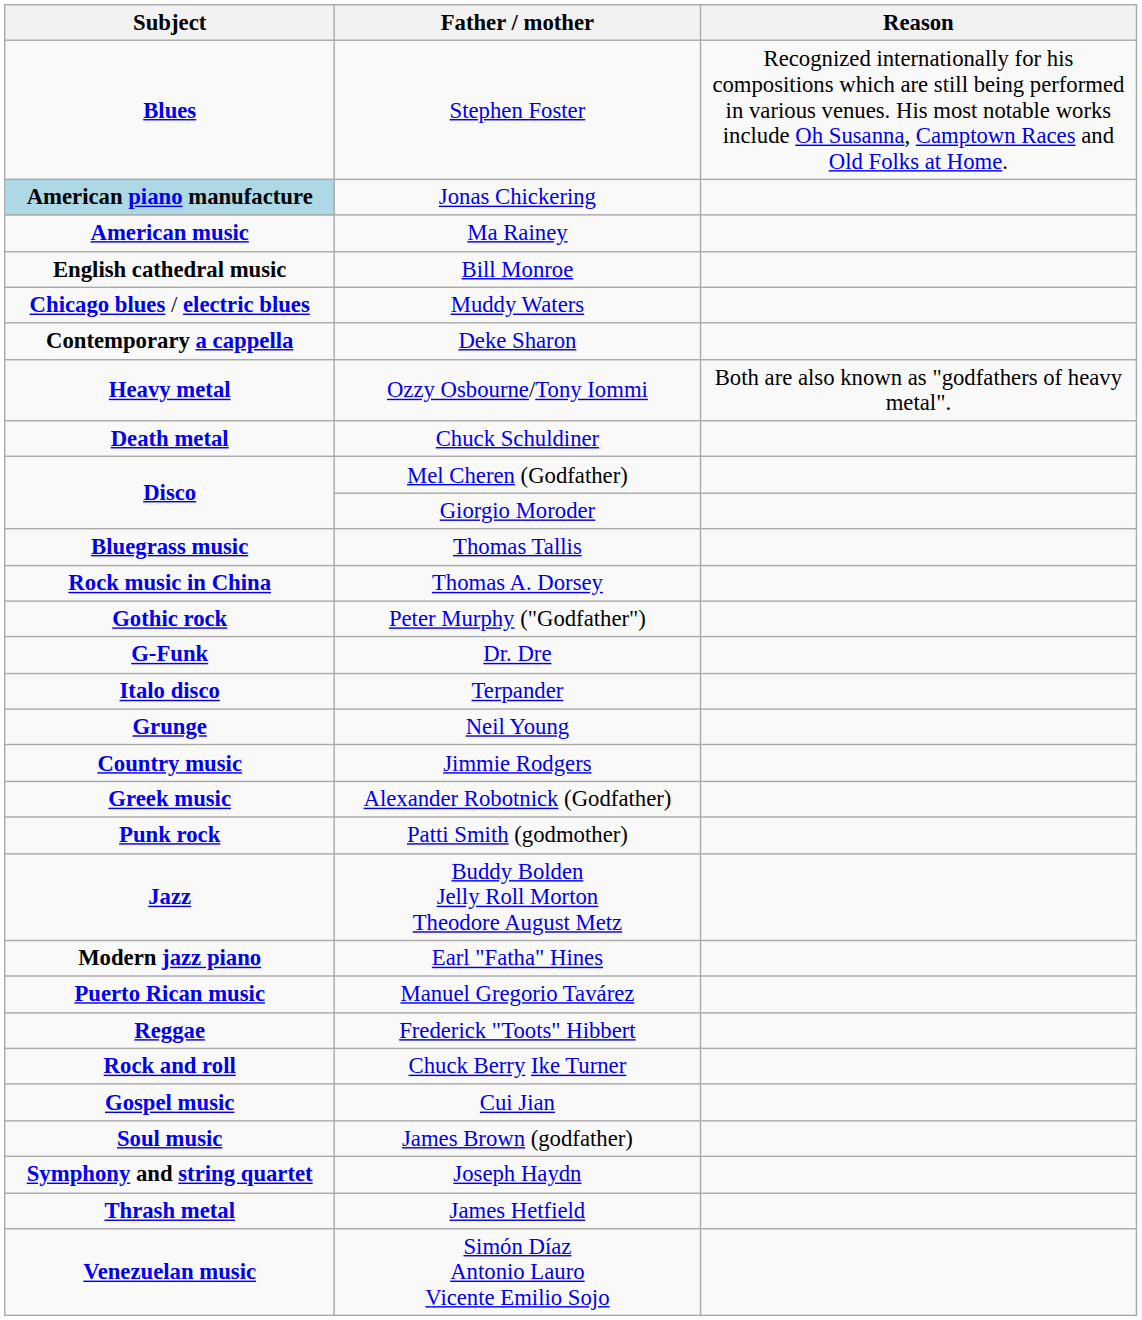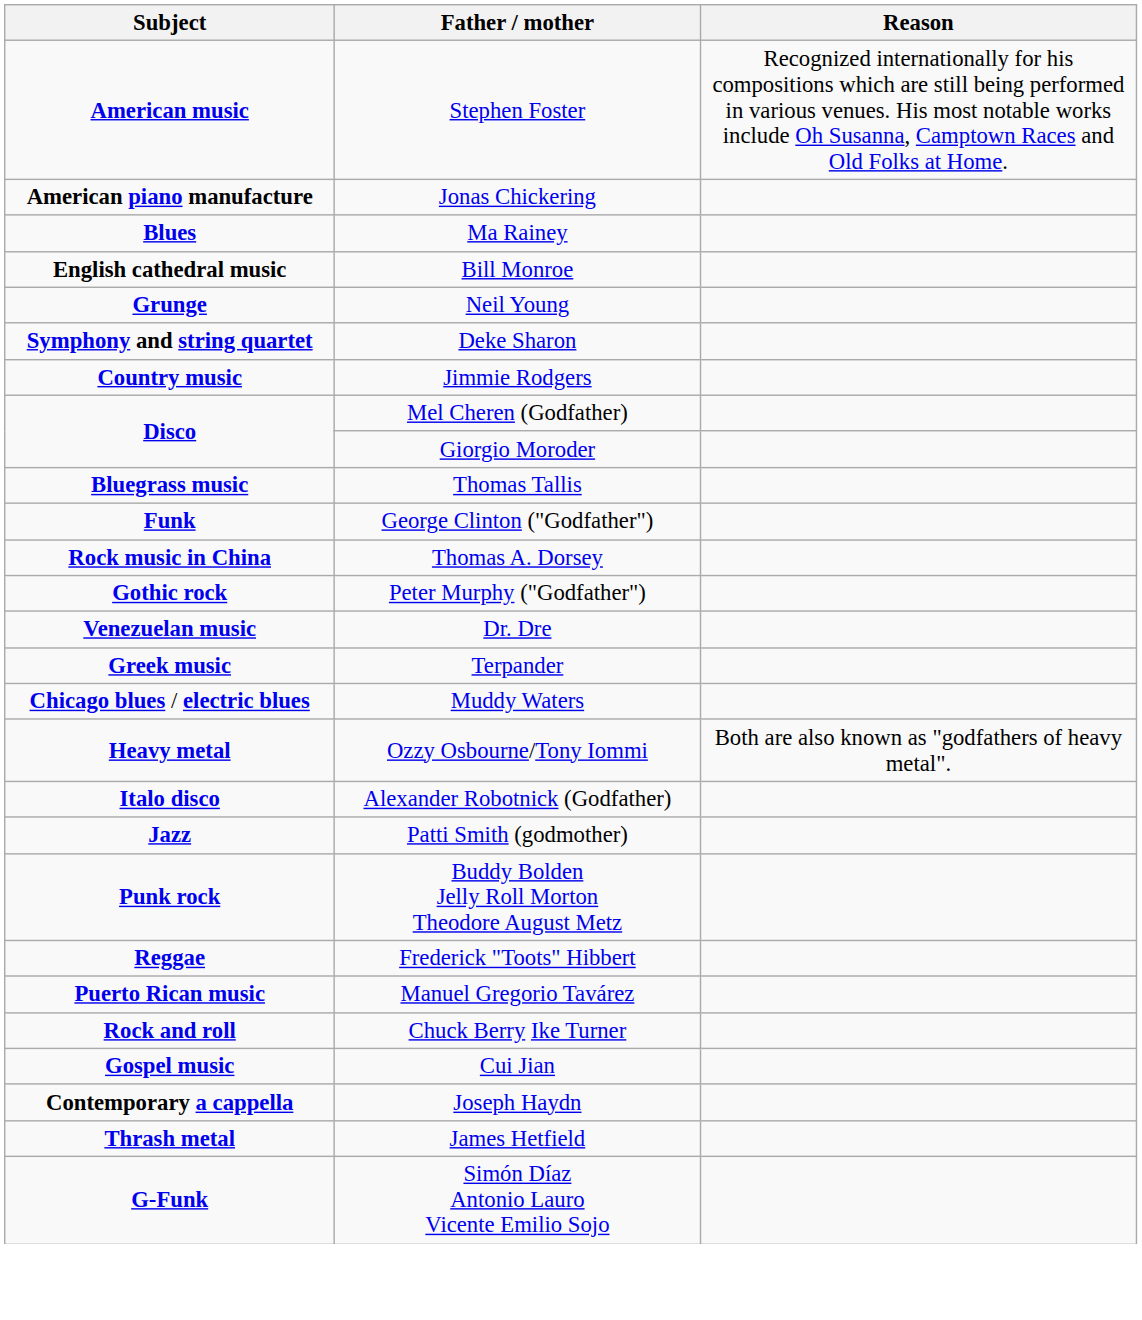(170, 109) Blues -> (170, 109) American music
(170, 196) lightblue background -> (170, 196) no background
(170, 232) American music -> (170, 232) Blues
rows swapped: (517, 304) <-> (517, 726)
(170, 340) Contemporary a cappella -> (170, 340) Symphony and string quartet
rows swapped: (517, 762) <-> (517, 389)
- row: (517, 438)
+ row: (517, 521)
(170, 654) G-Funk -> (170, 629) Venezuelan music
(170, 690) Italo disco -> (170, 665) Greek music
(170, 798) Greek music -> (170, 798) Italo disco
(170, 834) Punk rock -> (170, 834) Jazz
(170, 896) Jazz -> (170, 896) Punk rock
- row: (517, 958)
rows swapped: (517, 994) <-> (517, 1030)
- row: (517, 1138)
(170, 1174) Symphony and string quartet -> (170, 1102) Contemporary a cappella
(170, 1271) Venezuelan music -> (170, 1199) G-Funk
